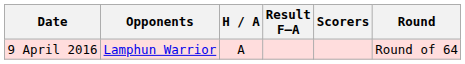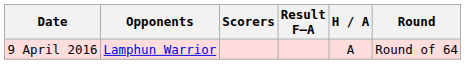columns swapped: (241, 22) <-> (343, 22)
